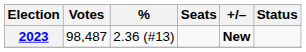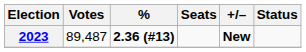(87, 36) 98,487 -> (87, 36) 89,487
(144, 36) normal -> (144, 36) bold
